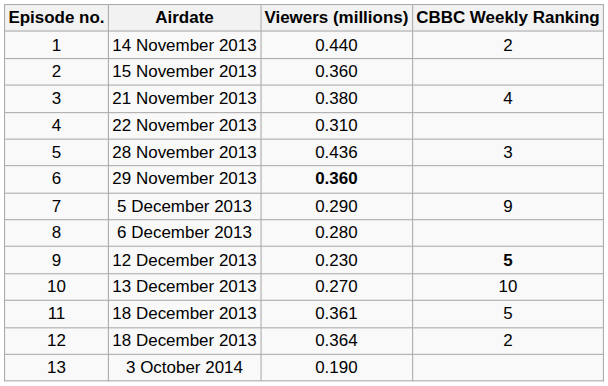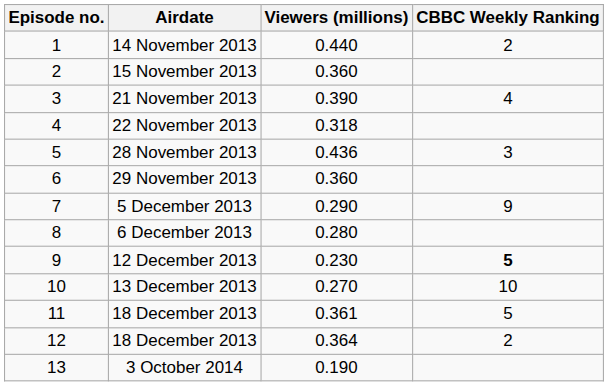(336, 98) 0.380 -> (336, 98) 0.390
(336, 125) 0.310 -> (336, 125) 0.318
(336, 179) bold -> (336, 179) normal
